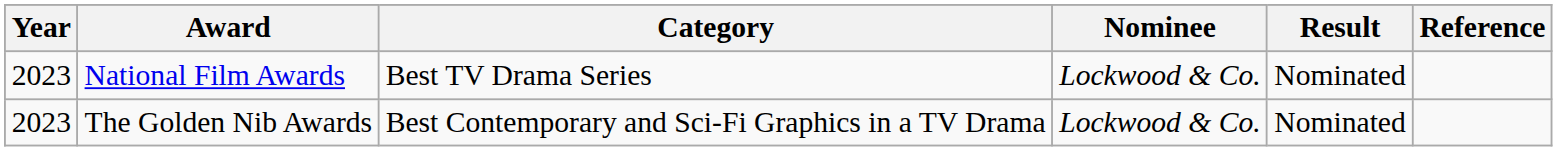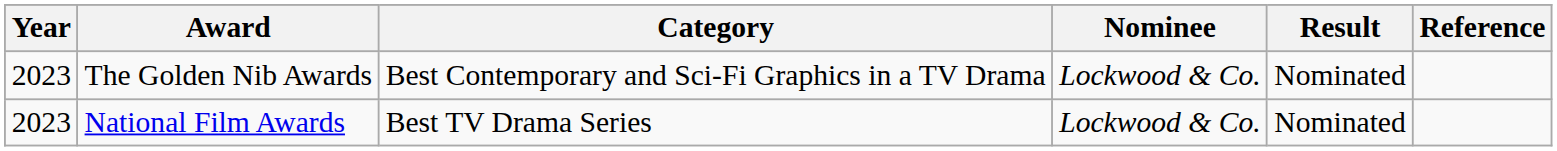rows swapped: (215, 74) <-> (228, 121)
